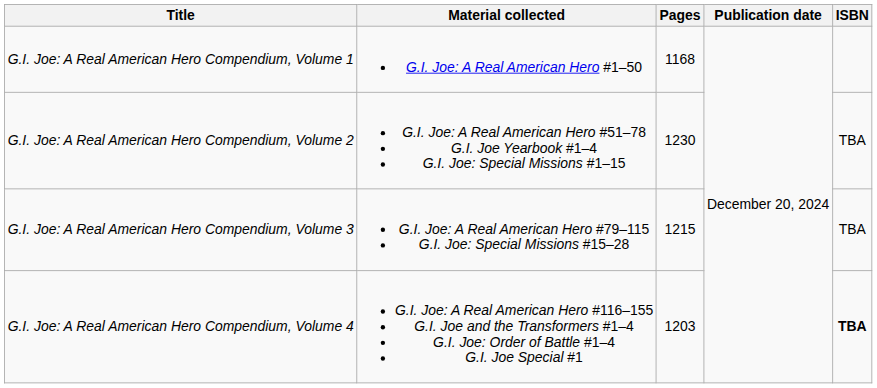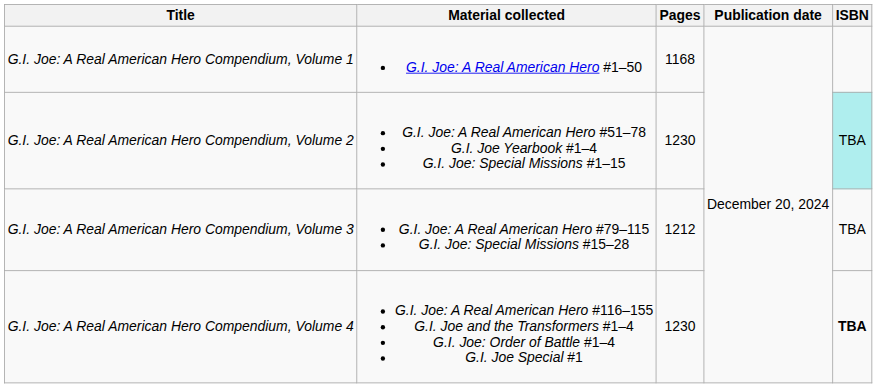(852, 140) no background -> (852, 140) paleturquoise background
(680, 229) 1215 -> (680, 229) 1212
(680, 326) 1203 -> (680, 326) 1230
